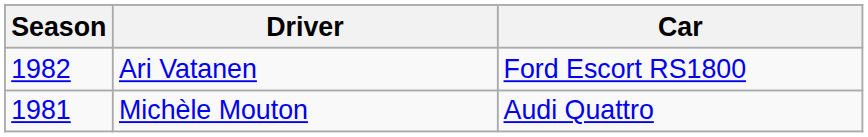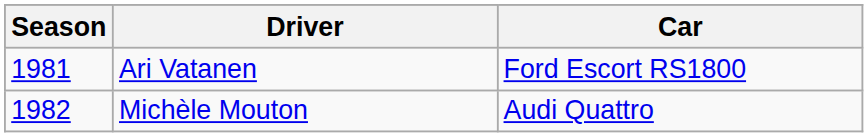(41, 69) 1982 -> (41, 69) 1981
(41, 111) 1981 -> (41, 111) 1982
